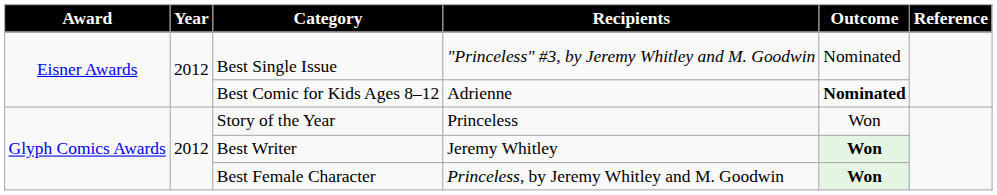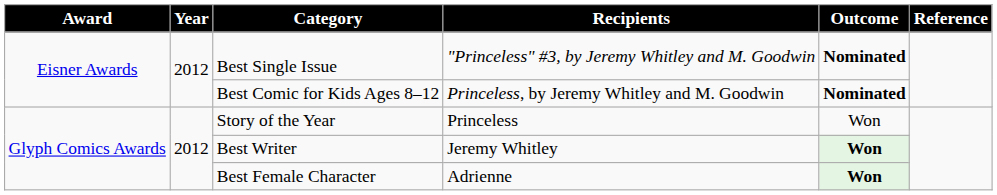(862, 55) normal -> (864, 55) bold
(480, 93) Adrienne -> (616, 93) Princeless, by Jeremy Whitley and M. Goodwin
(616, 176) Princeless, by Jeremy Whitley and M. Goodwin -> (480, 176) Adrienne
